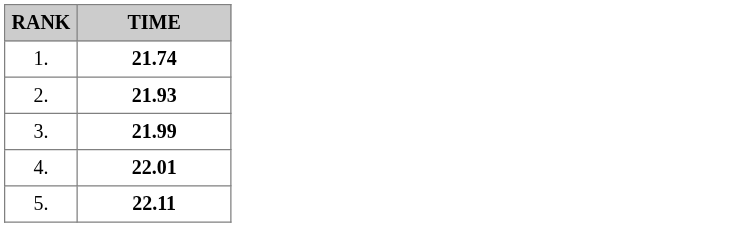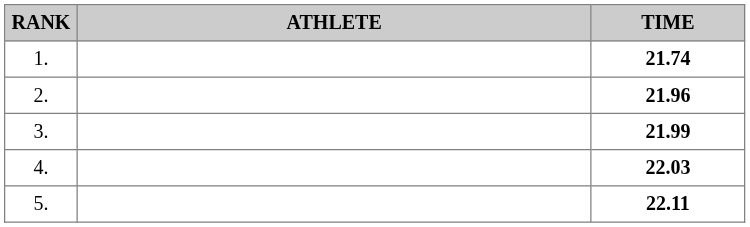+ column: (334, 22)
(154, 95) 21.93 -> (668, 95) 21.96
(154, 167) 22.01 -> (668, 167) 22.03
